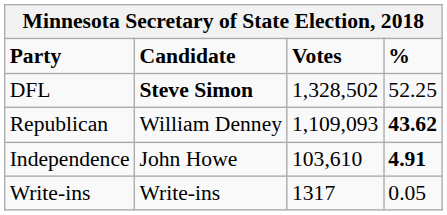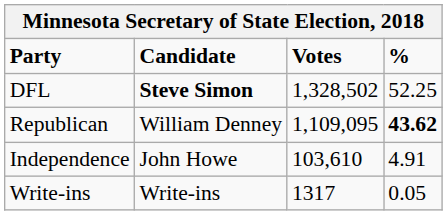(335, 124) 1,109,093 -> (335, 124) 1,109,095
(407, 158) bold -> (407, 158) normal
